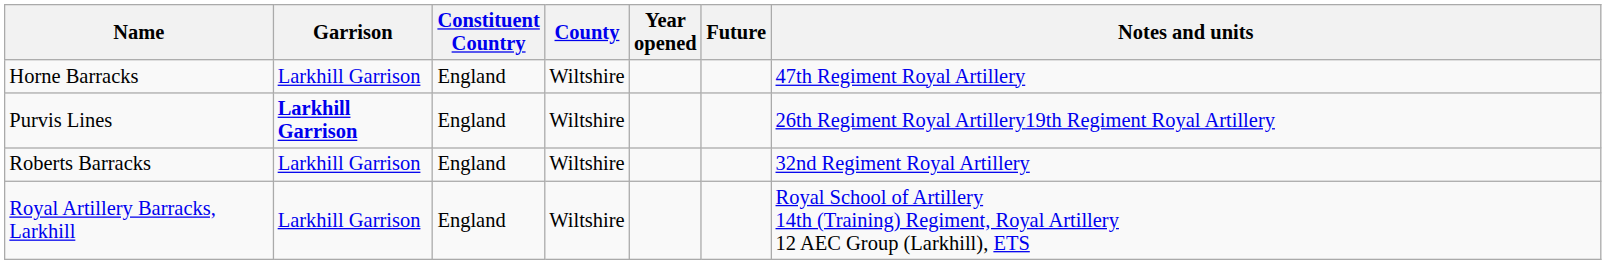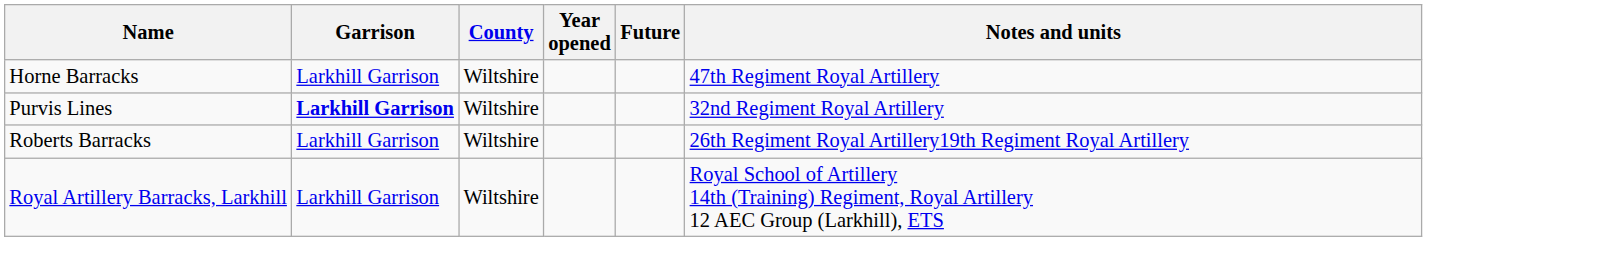- column: (489, 32)
(1025, 120) 26th Regiment Royal Artillery19th Regiment Royal Artillery -> (817, 108) 32nd Regiment Royal Artillery
(903, 164) 32nd Regiment Royal Artillery -> (939, 141) 26th Regiment Royal Artillery19th Regiment Royal Artillery
